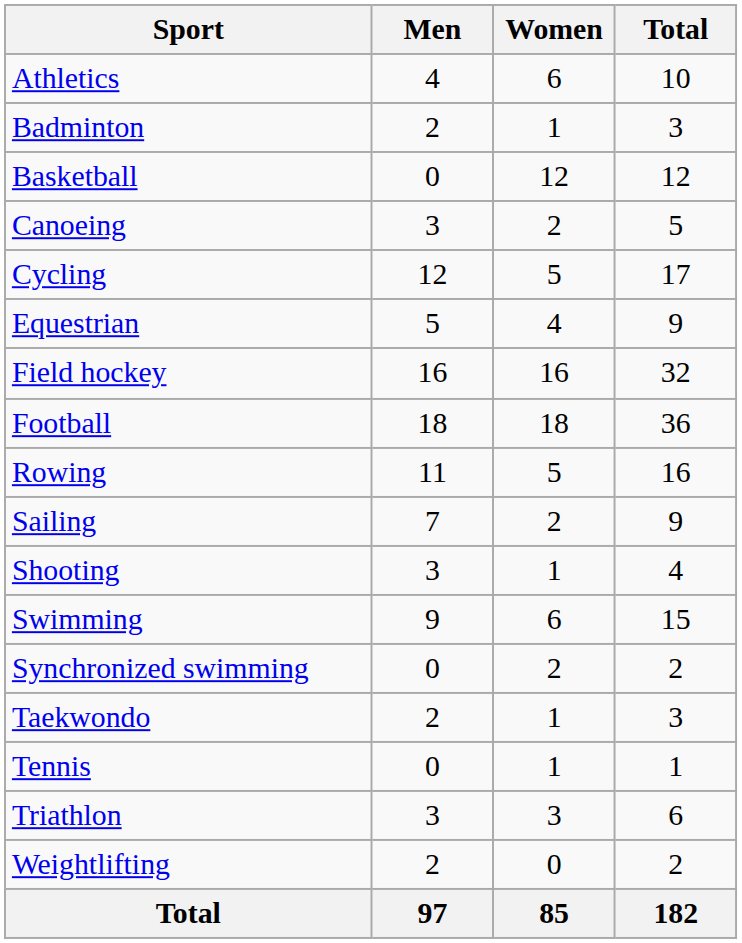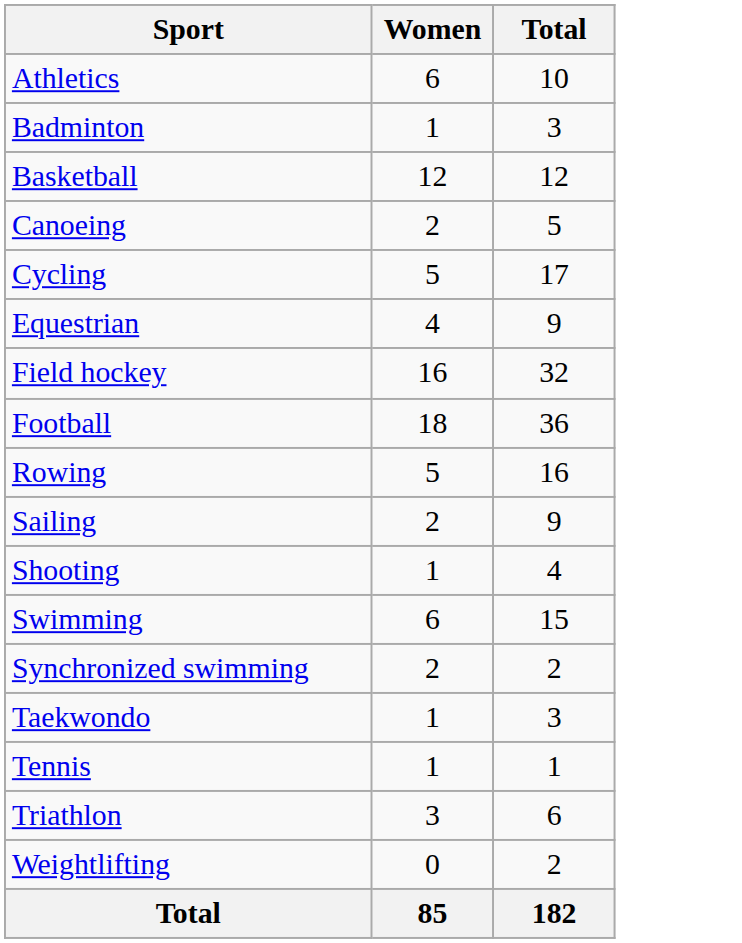- column: (432, 29)
